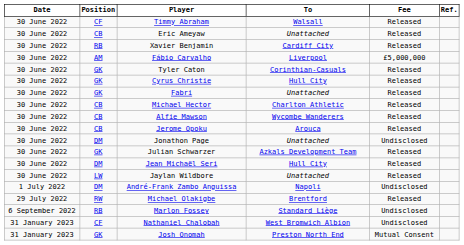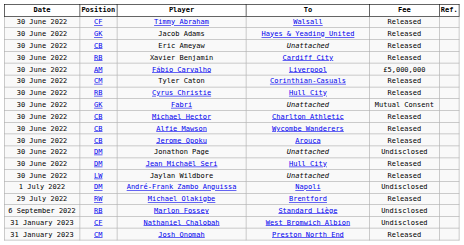+ row: (182, 33)
(98, 69) GK -> (98, 81) CM
(98, 81) GK -> (98, 92) RB
(404, 92) Released -> (404, 104) Mutual Consent
- row: (182, 151)
(98, 234) GK -> (98, 234) CM
(404, 234) Mutual Consent -> (404, 234) Released
